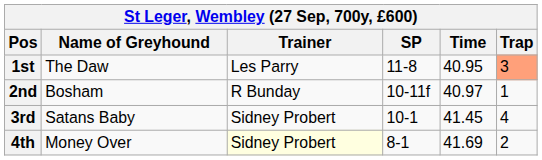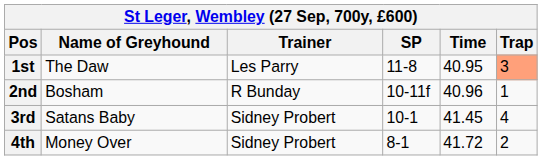(463, 92) 40.97 -> (463, 92) 40.96
(283, 142) lightyellow background -> (283, 142) no background
(463, 142) 41.69 -> (463, 142) 41.72
